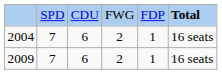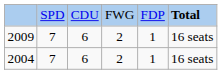rows swapped: (21, 57) <-> (21, 36)
